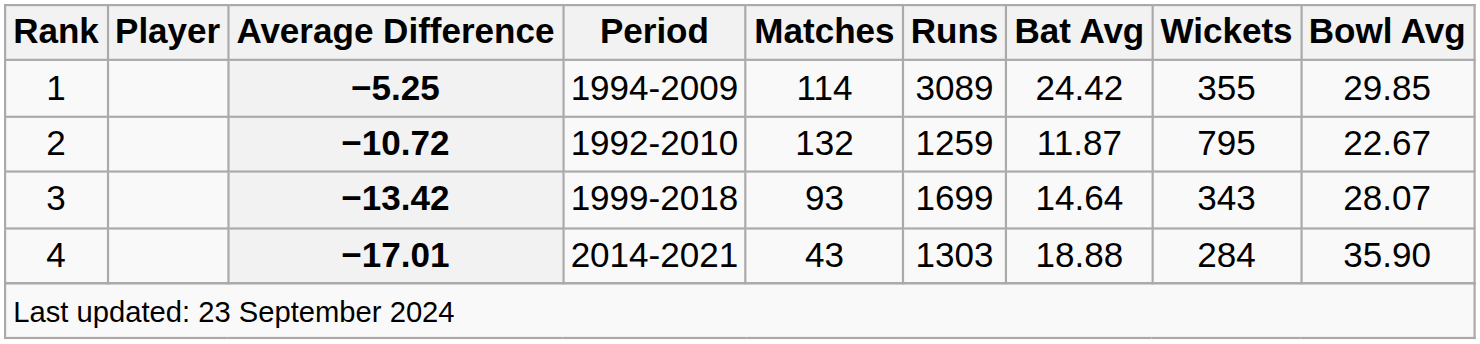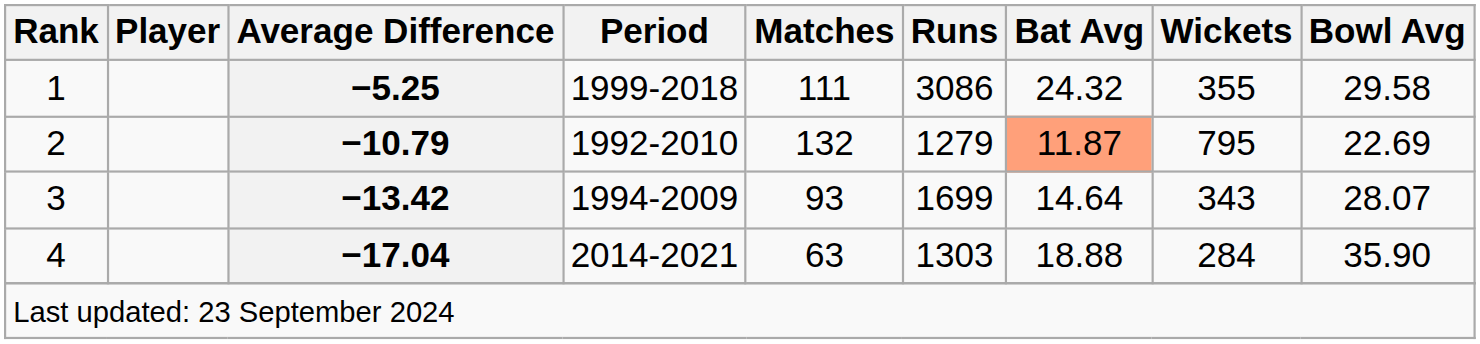(654, 87) 1994-2009 -> (654, 87) 1999-2018
(824, 87) 114 -> (824, 87) 111
(955, 87) 3089 -> (955, 87) 3086
(1079, 87) 24.42 -> (1079, 87) 24.32
(1387, 87) 29.85 -> (1387, 87) 29.58
(395, 143) −10.72 -> (395, 143) −10.79
(955, 143) 1259 -> (955, 143) 1279
(1079, 143) no background -> (1079, 143) lightsalmon background
(1387, 143) 22.67 -> (1387, 143) 22.69
(654, 198) 1999-2018 -> (654, 198) 1994-2009
(395, 254) −17.01 -> (395, 254) −17.04
(824, 254) 43 -> (824, 254) 63
